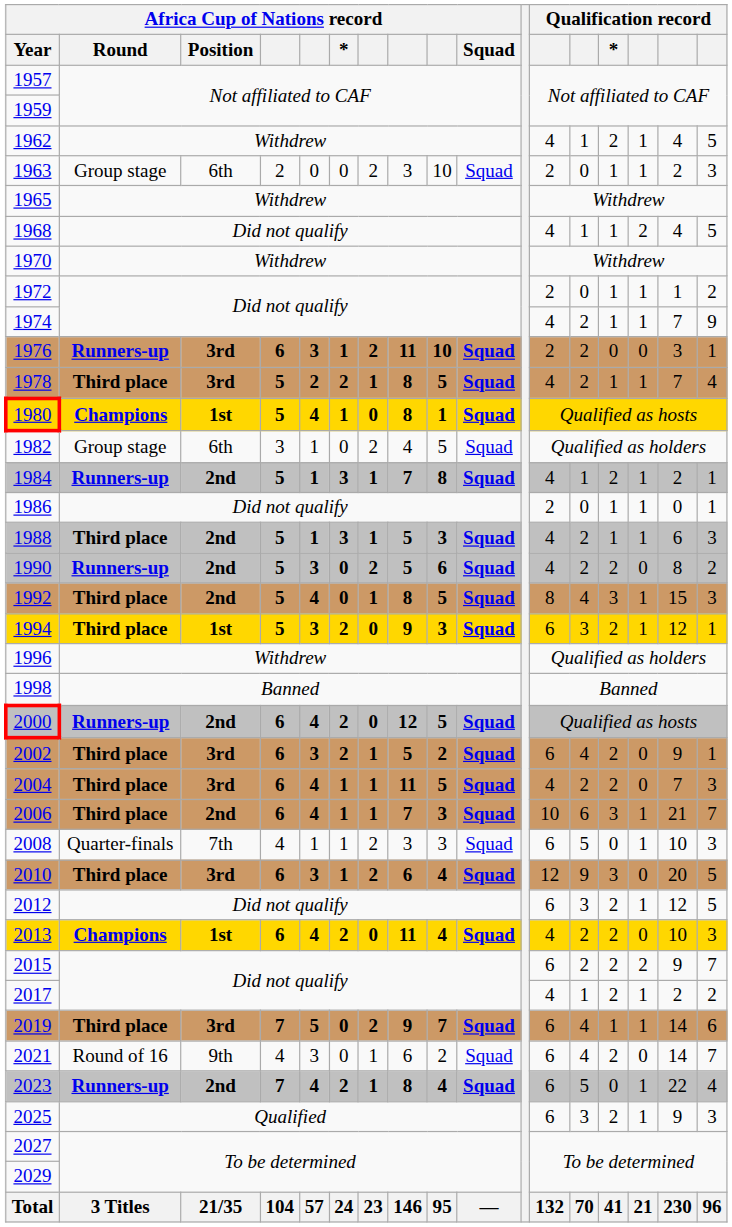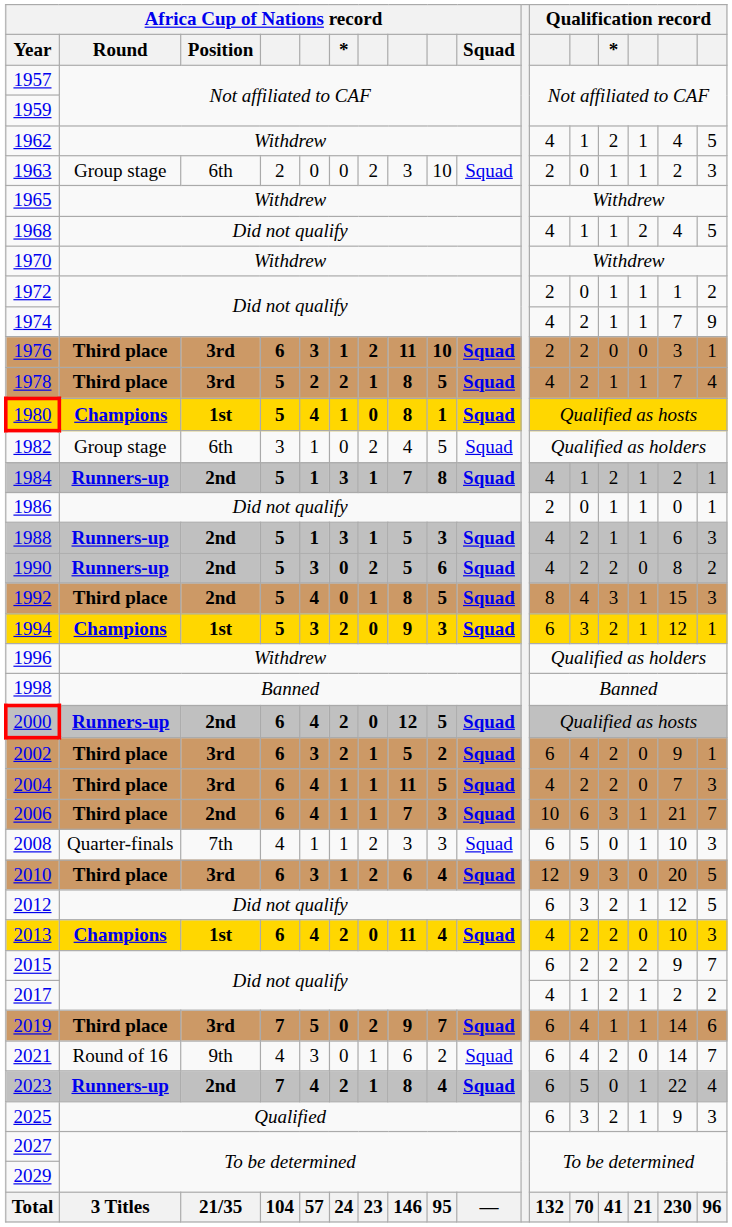(120, 351) Runners-up -> (120, 351) Third place
(120, 537) Third place -> (120, 537) Runners-up
(120, 628) Third place -> (120, 628) Champions
